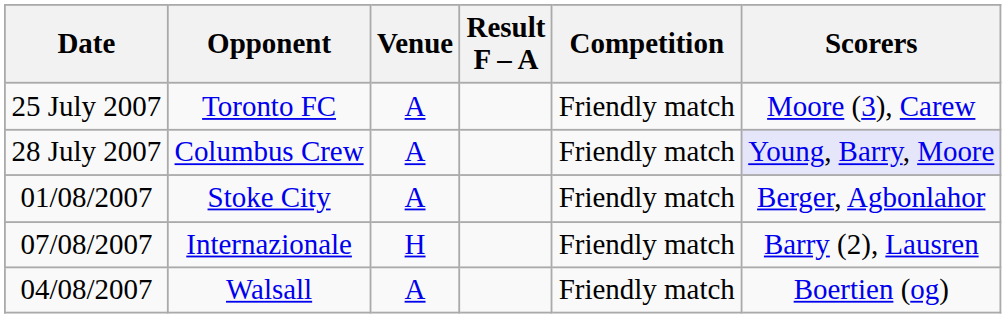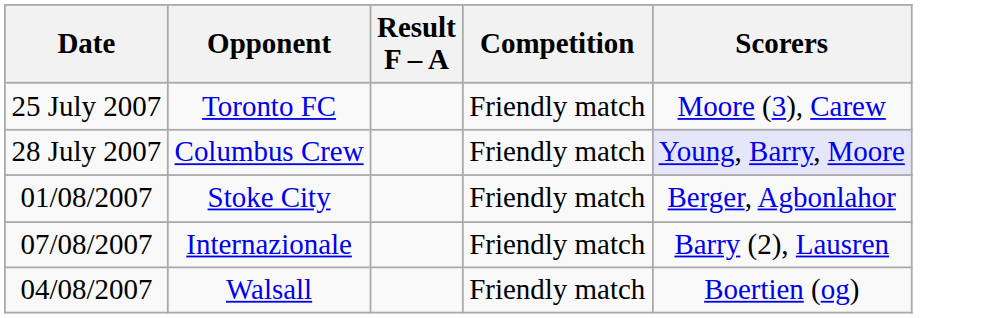- column: (415, 43)
